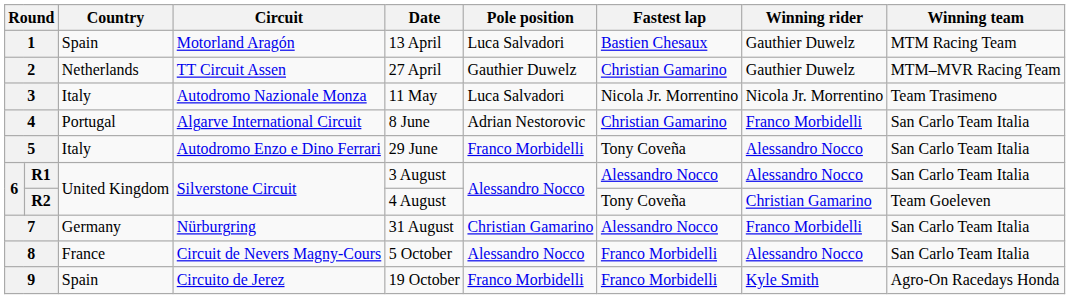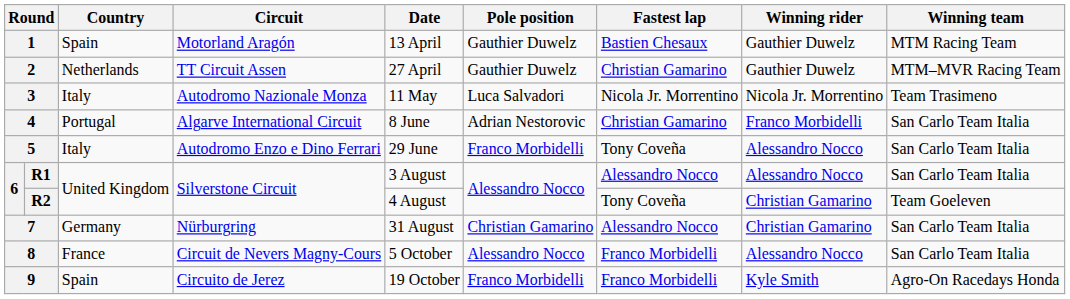(516, 43) Luca Salvadori -> (522, 43) Gauthier Duwelz
(804, 227) Franco Morbidelli -> (809, 227) Christian Gamarino
